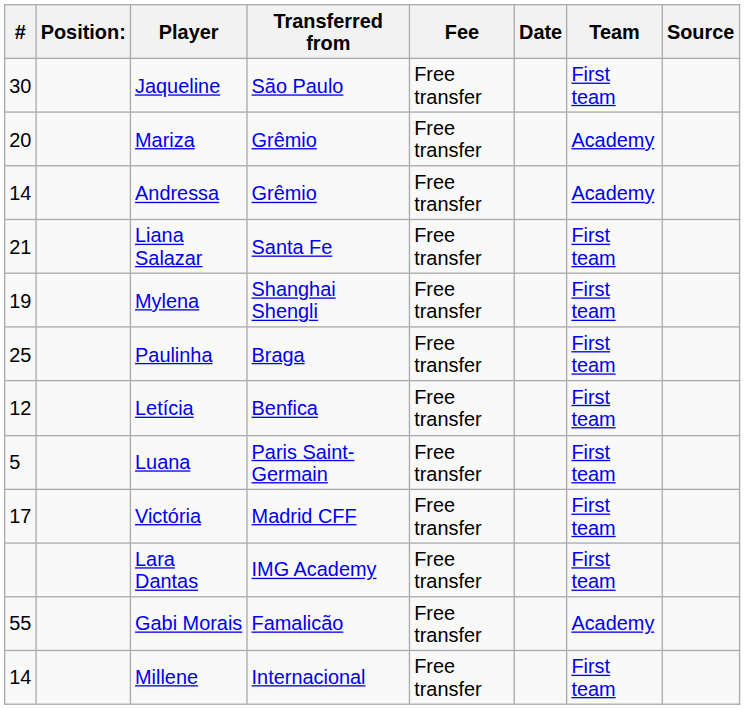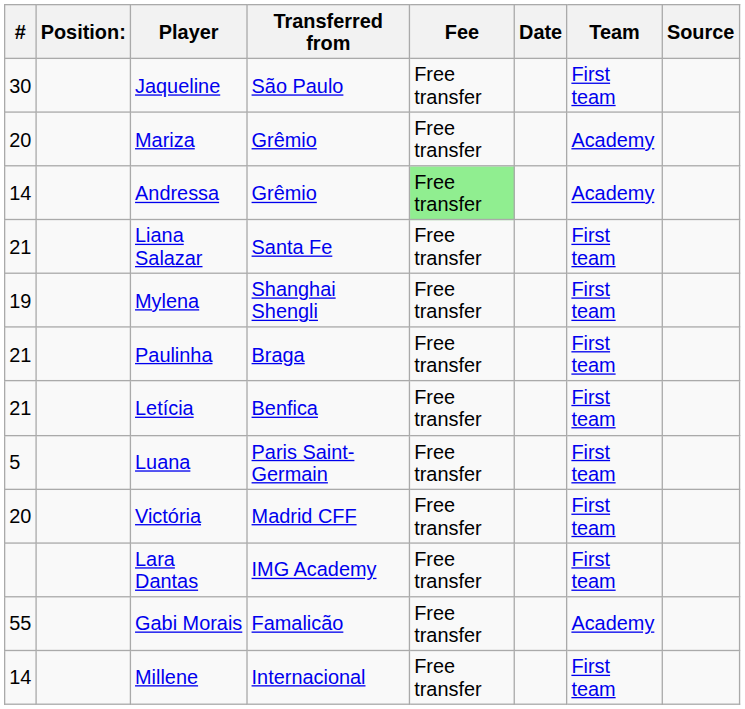(448, 193) no background -> (448, 193) lightgreen background
(20, 354) 25 -> (20, 354) 21
(20, 408) 12 -> (20, 408) 21
(20, 516) 17 -> (20, 516) 20
